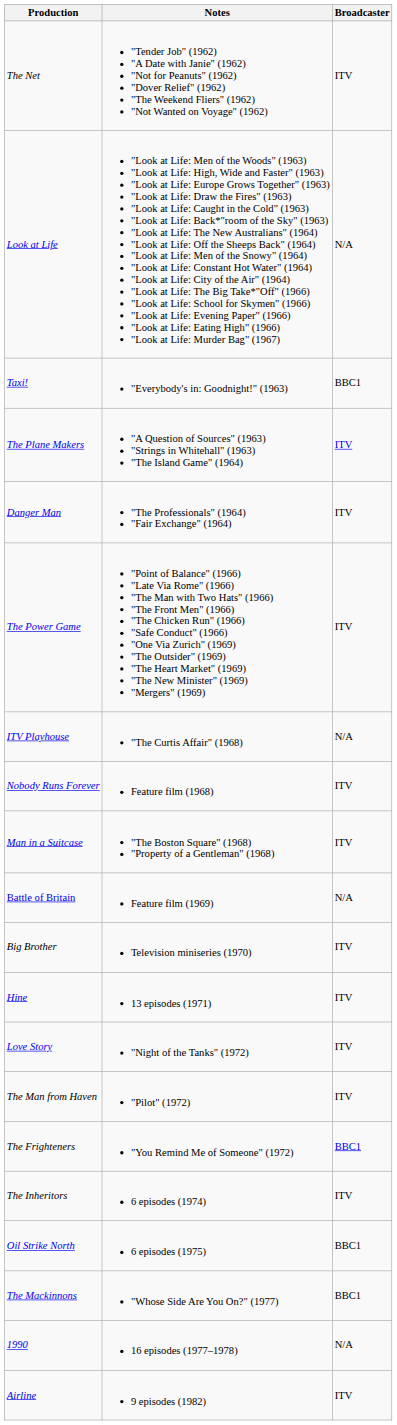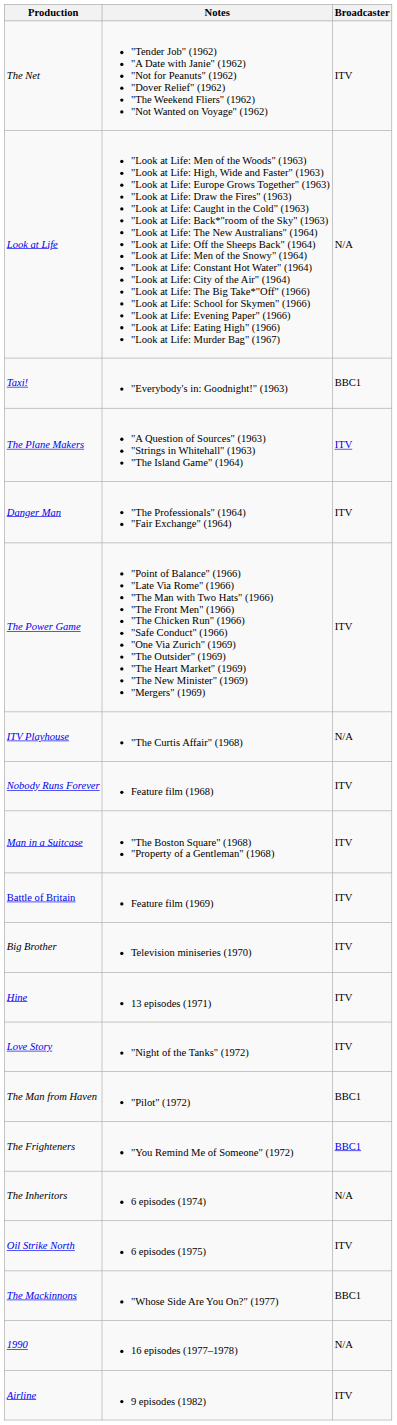(344, 897) N/A -> (343, 897) ITV
(343, 1096) ITV -> (348, 1096) BBC1
(343, 1196) ITV -> (344, 1196) N/A
(348, 1246) BBC1 -> (343, 1246) ITV
